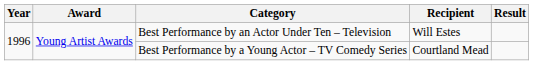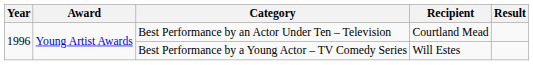(436, 32) Will Estes -> (451, 32) Courtland Mead
(451, 50) Courtland Mead -> (436, 50) Will Estes
